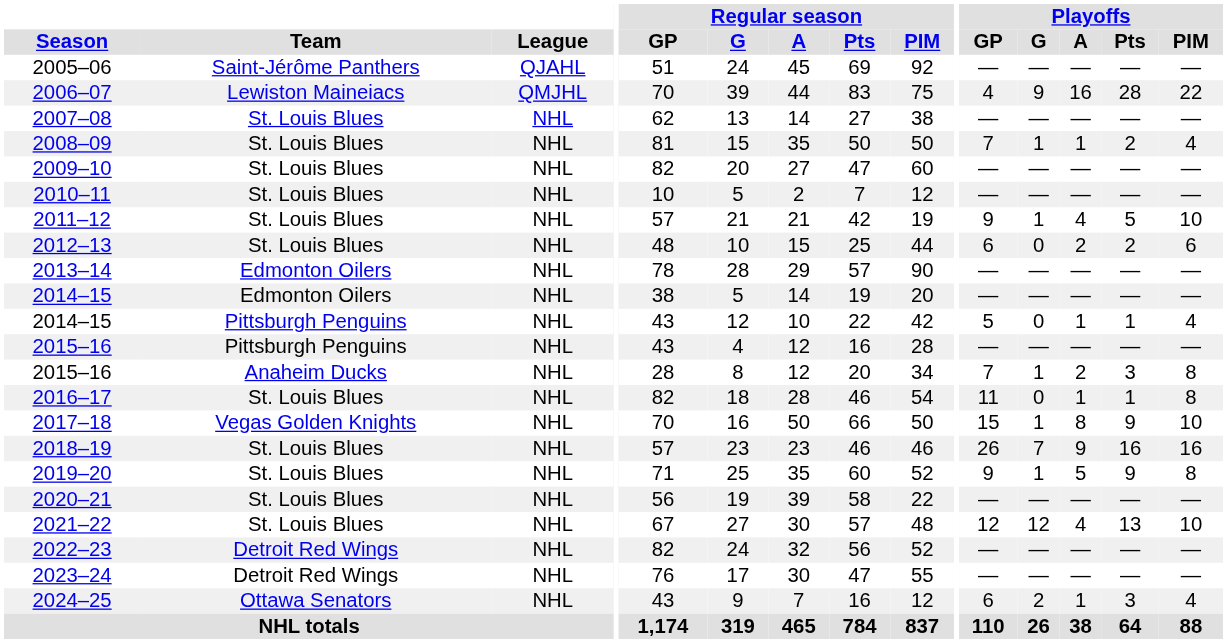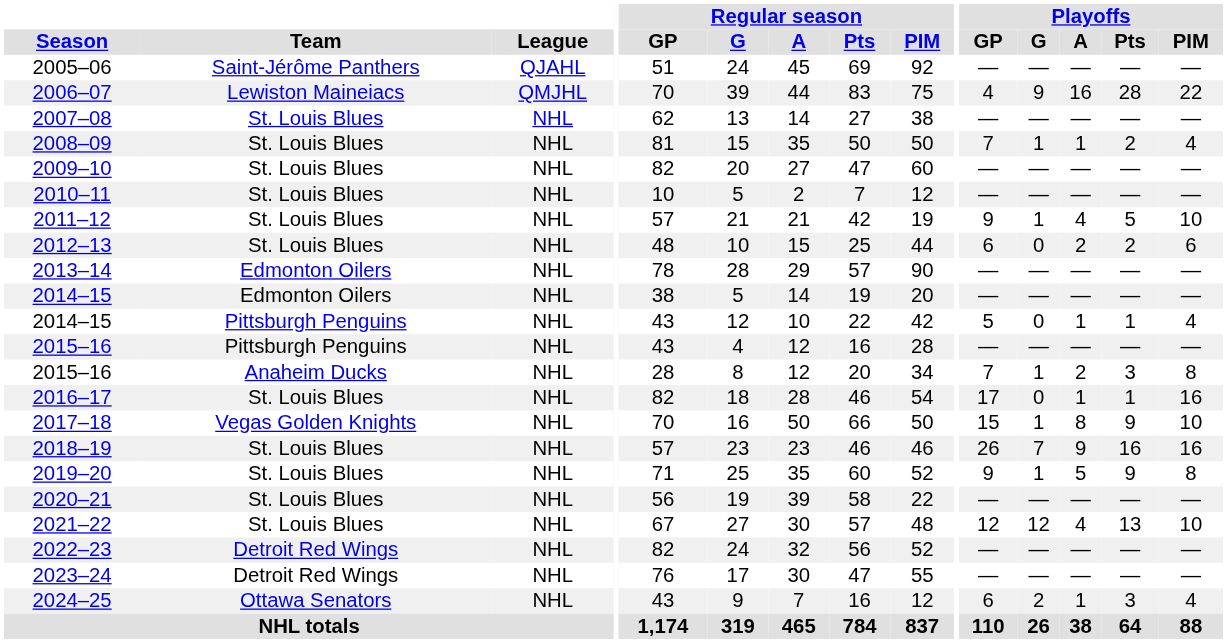(988, 397) 11 -> (988, 397) 17
(1191, 397) 8 -> (1191, 397) 16
